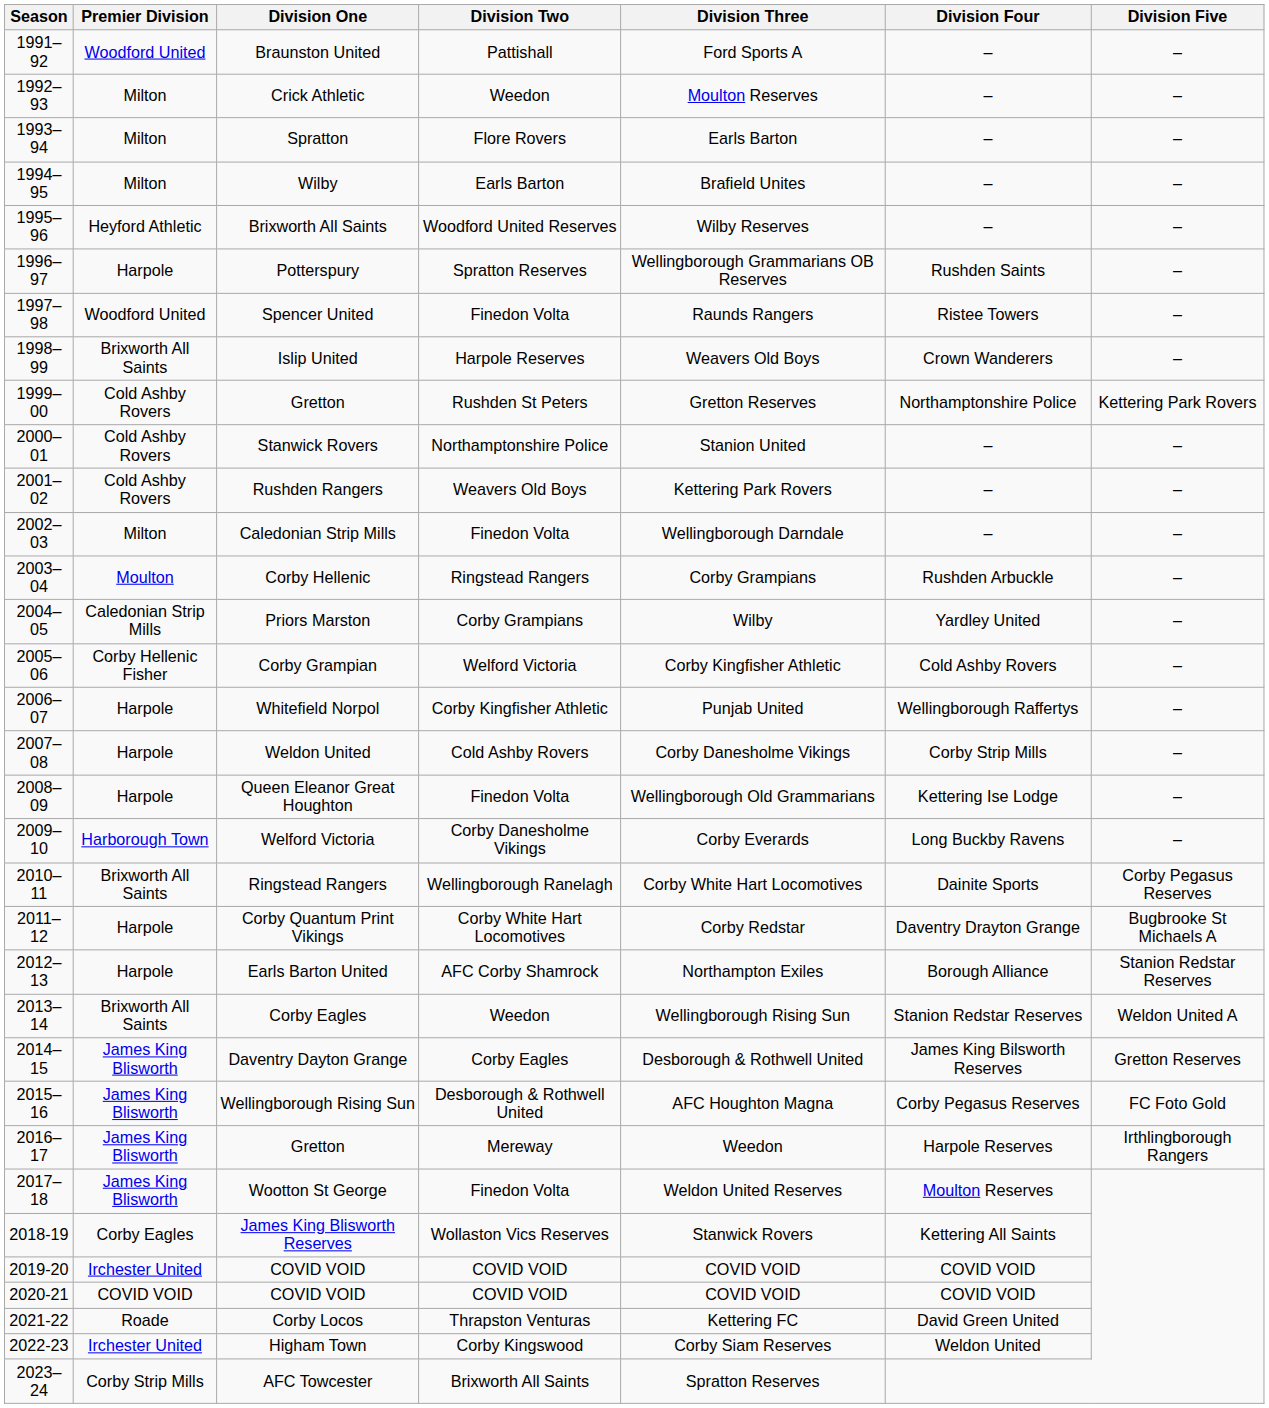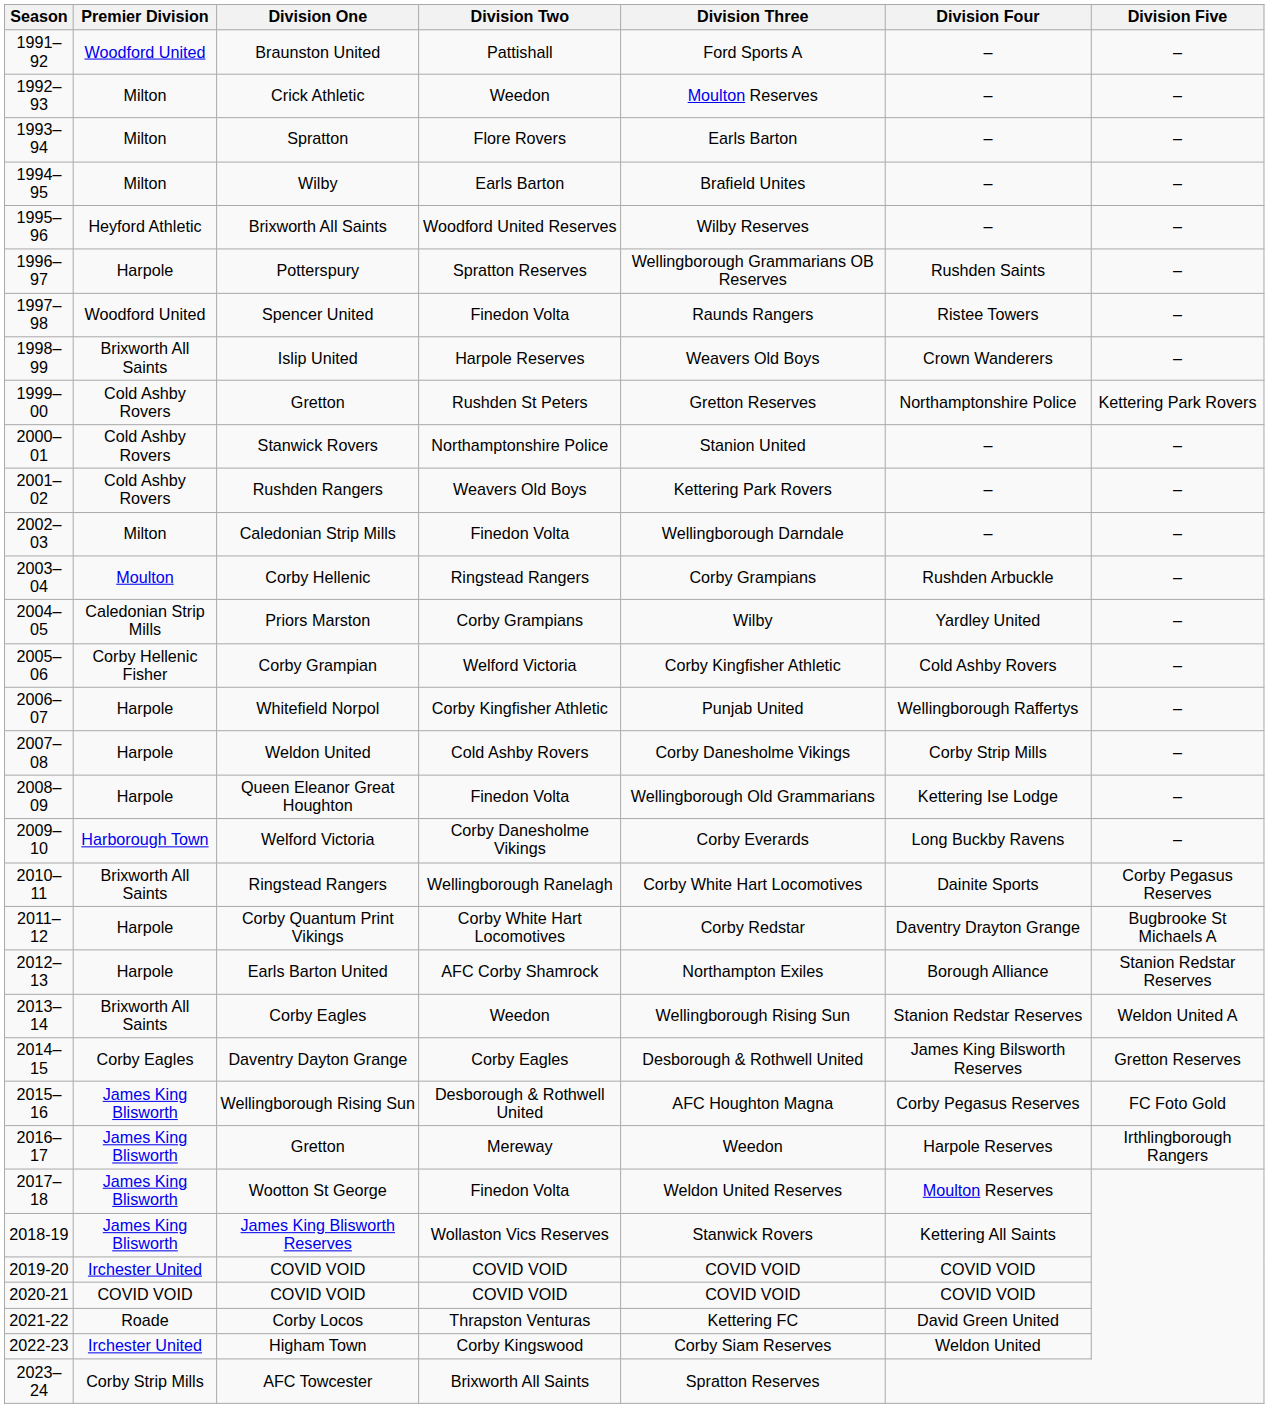(145, 1059) James King Blisworth -> (145, 1059) Corby Eagles
(145, 1234) Corby Eagles -> (145, 1234) James King Blisworth
